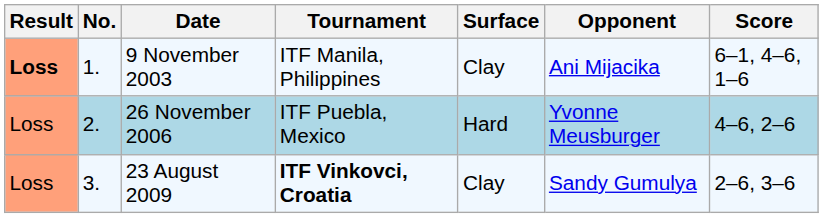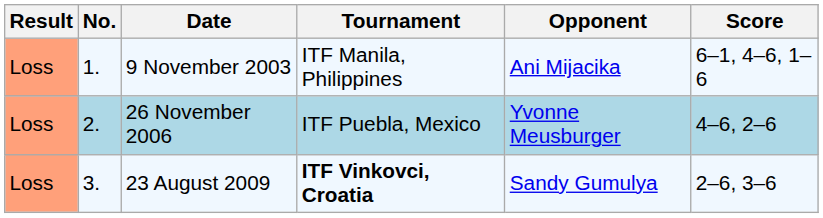- column: (501, 20)
(34, 66) bold -> (31, 66) normal
